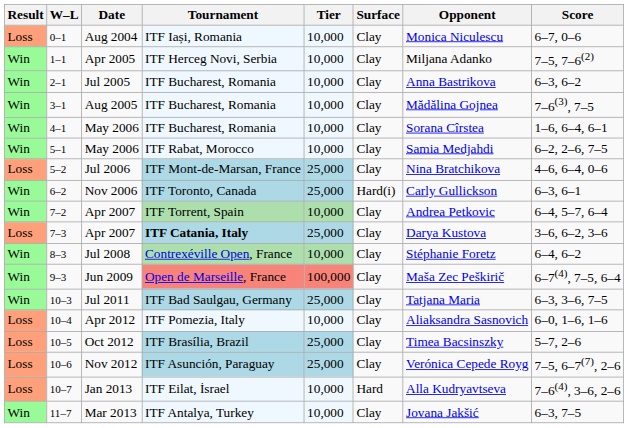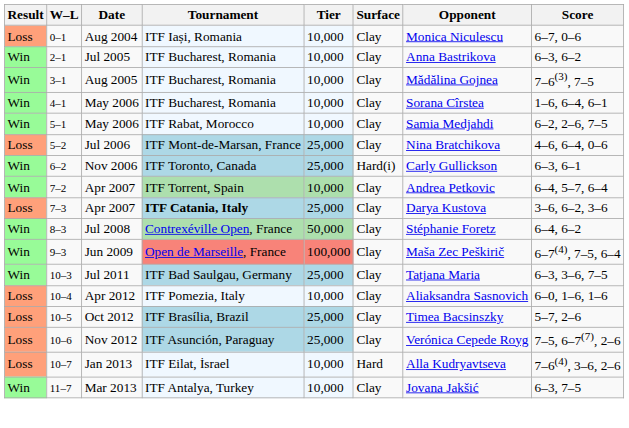- row: (58, 59)
(325, 253) 10,000 -> (325, 229) 50,000
